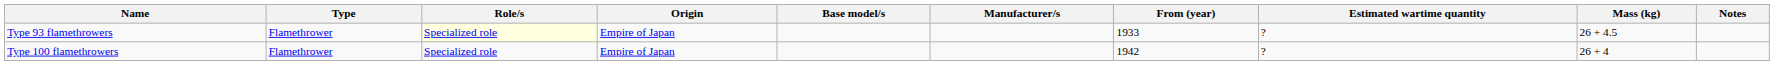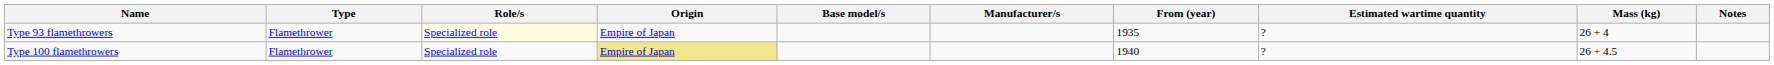(1128, 32) 1933 -> (1128, 32) 1935
(1598, 32) 26 + 4.5 -> (1594, 32) 26 + 4
(637, 51) no background -> (637, 51) khaki background
(1128, 51) 1942 -> (1128, 51) 1940
(1594, 51) 26 + 4 -> (1598, 51) 26 + 4.5
